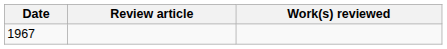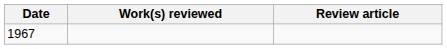columns swapped: (152, 14) <-> (339, 14)
